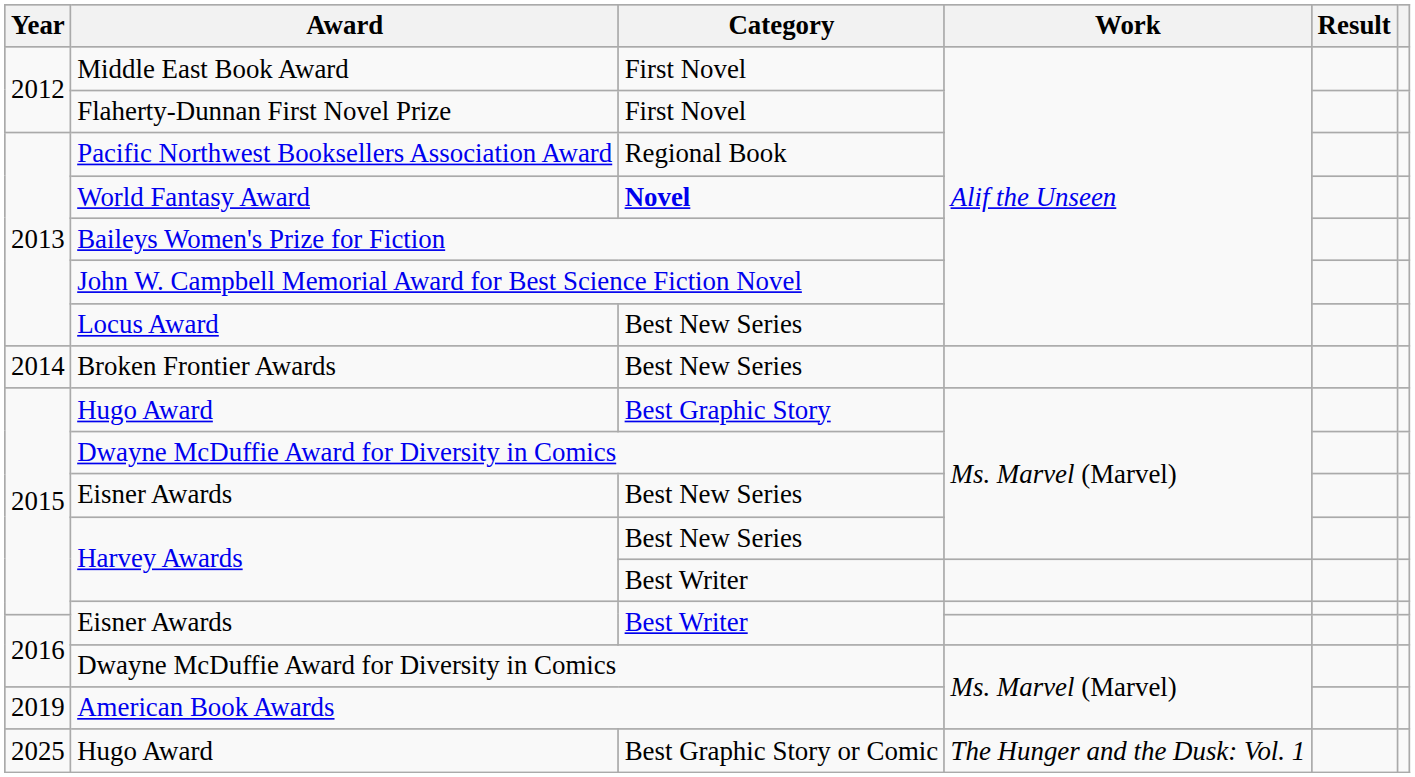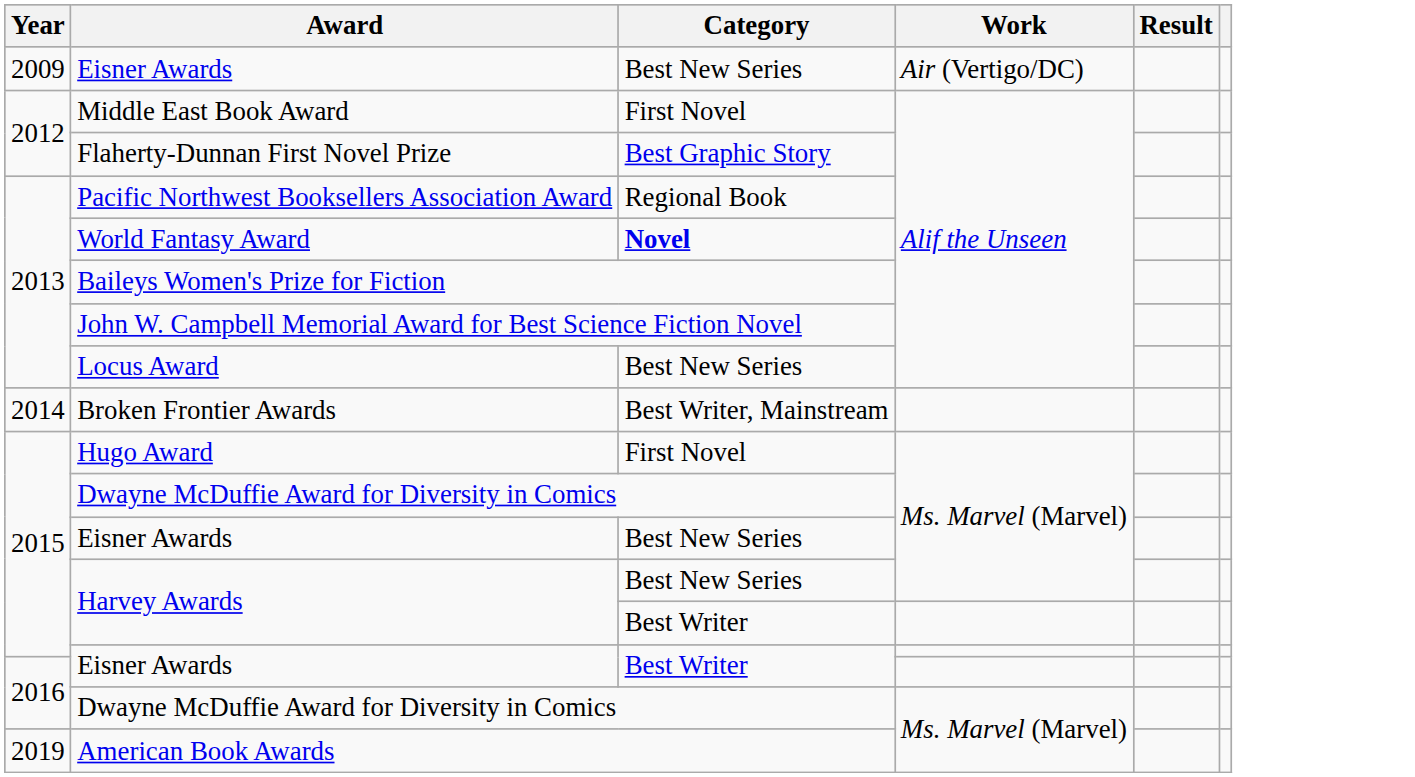+ row: (38, 68)
(685, 111) First Novel -> (728, 153) Best Graphic Story
(713, 366) Best New Series -> (757, 409) Best Writer, Mainstream
(728, 409) Best Graphic Story -> (685, 452) First Novel
- row: (38, 750)
